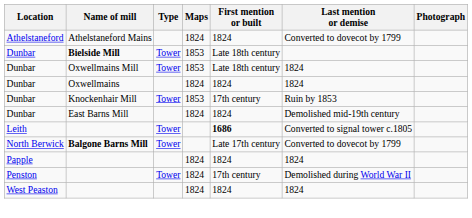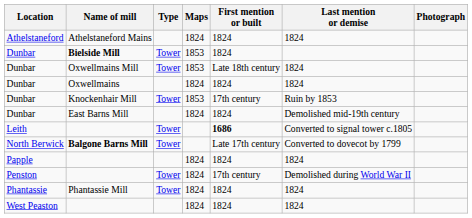(343, 38) Converted to dovecot by 1799 -> (294, 38) 1824
(246, 53) Late 18th century -> (222, 53) 1824
+ row: (27, 190)
